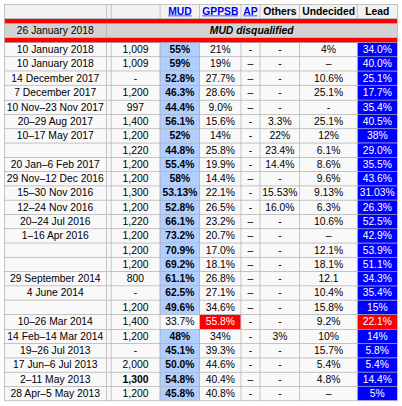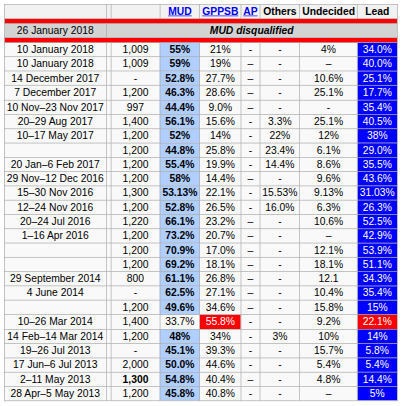(135, 150) 1,220 -> (135, 150) 1,200
